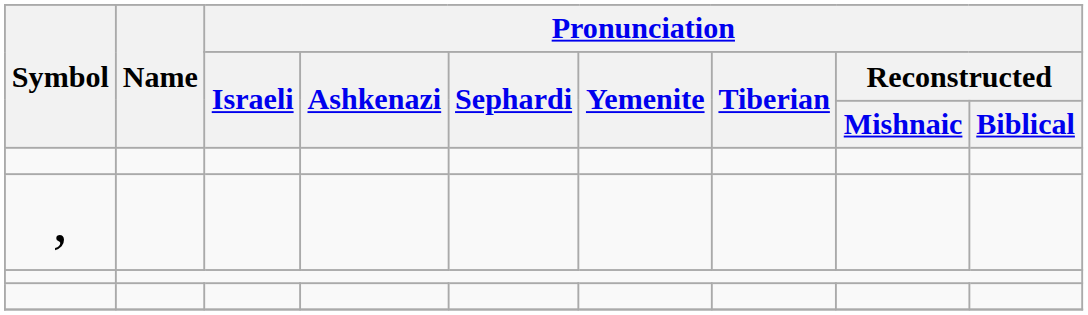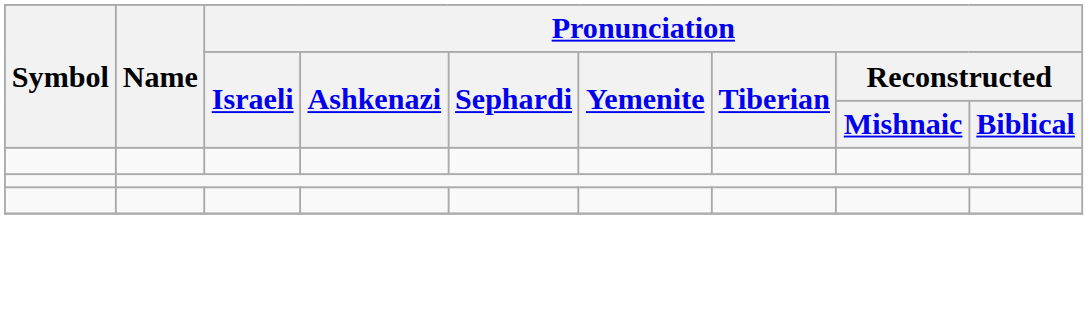- row: (60, 221)
